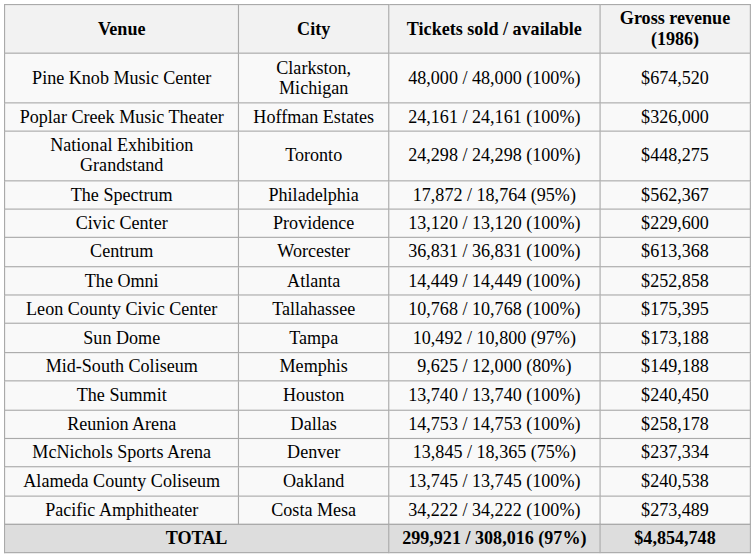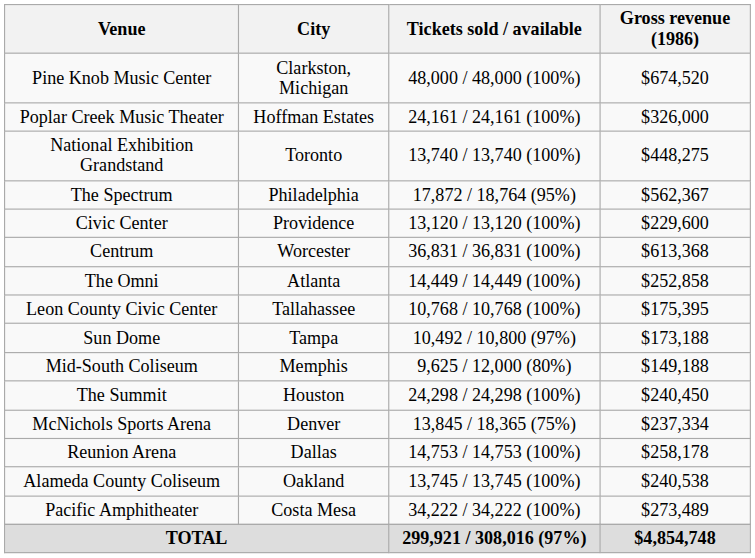(494, 155) 24,298 / 24,298 (100%) -> (494, 155) 13,740 / 13,740 (100%)
(494, 395) 13,740 / 13,740 (100%) -> (494, 395) 24,298 / 24,298 (100%)
rows swapped: (122, 423) <-> (122, 452)
